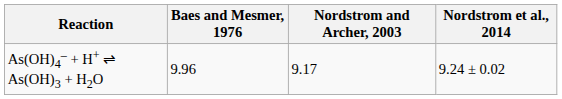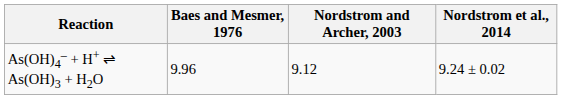(304, 69) 9.17 -> (304, 69) 9.12
